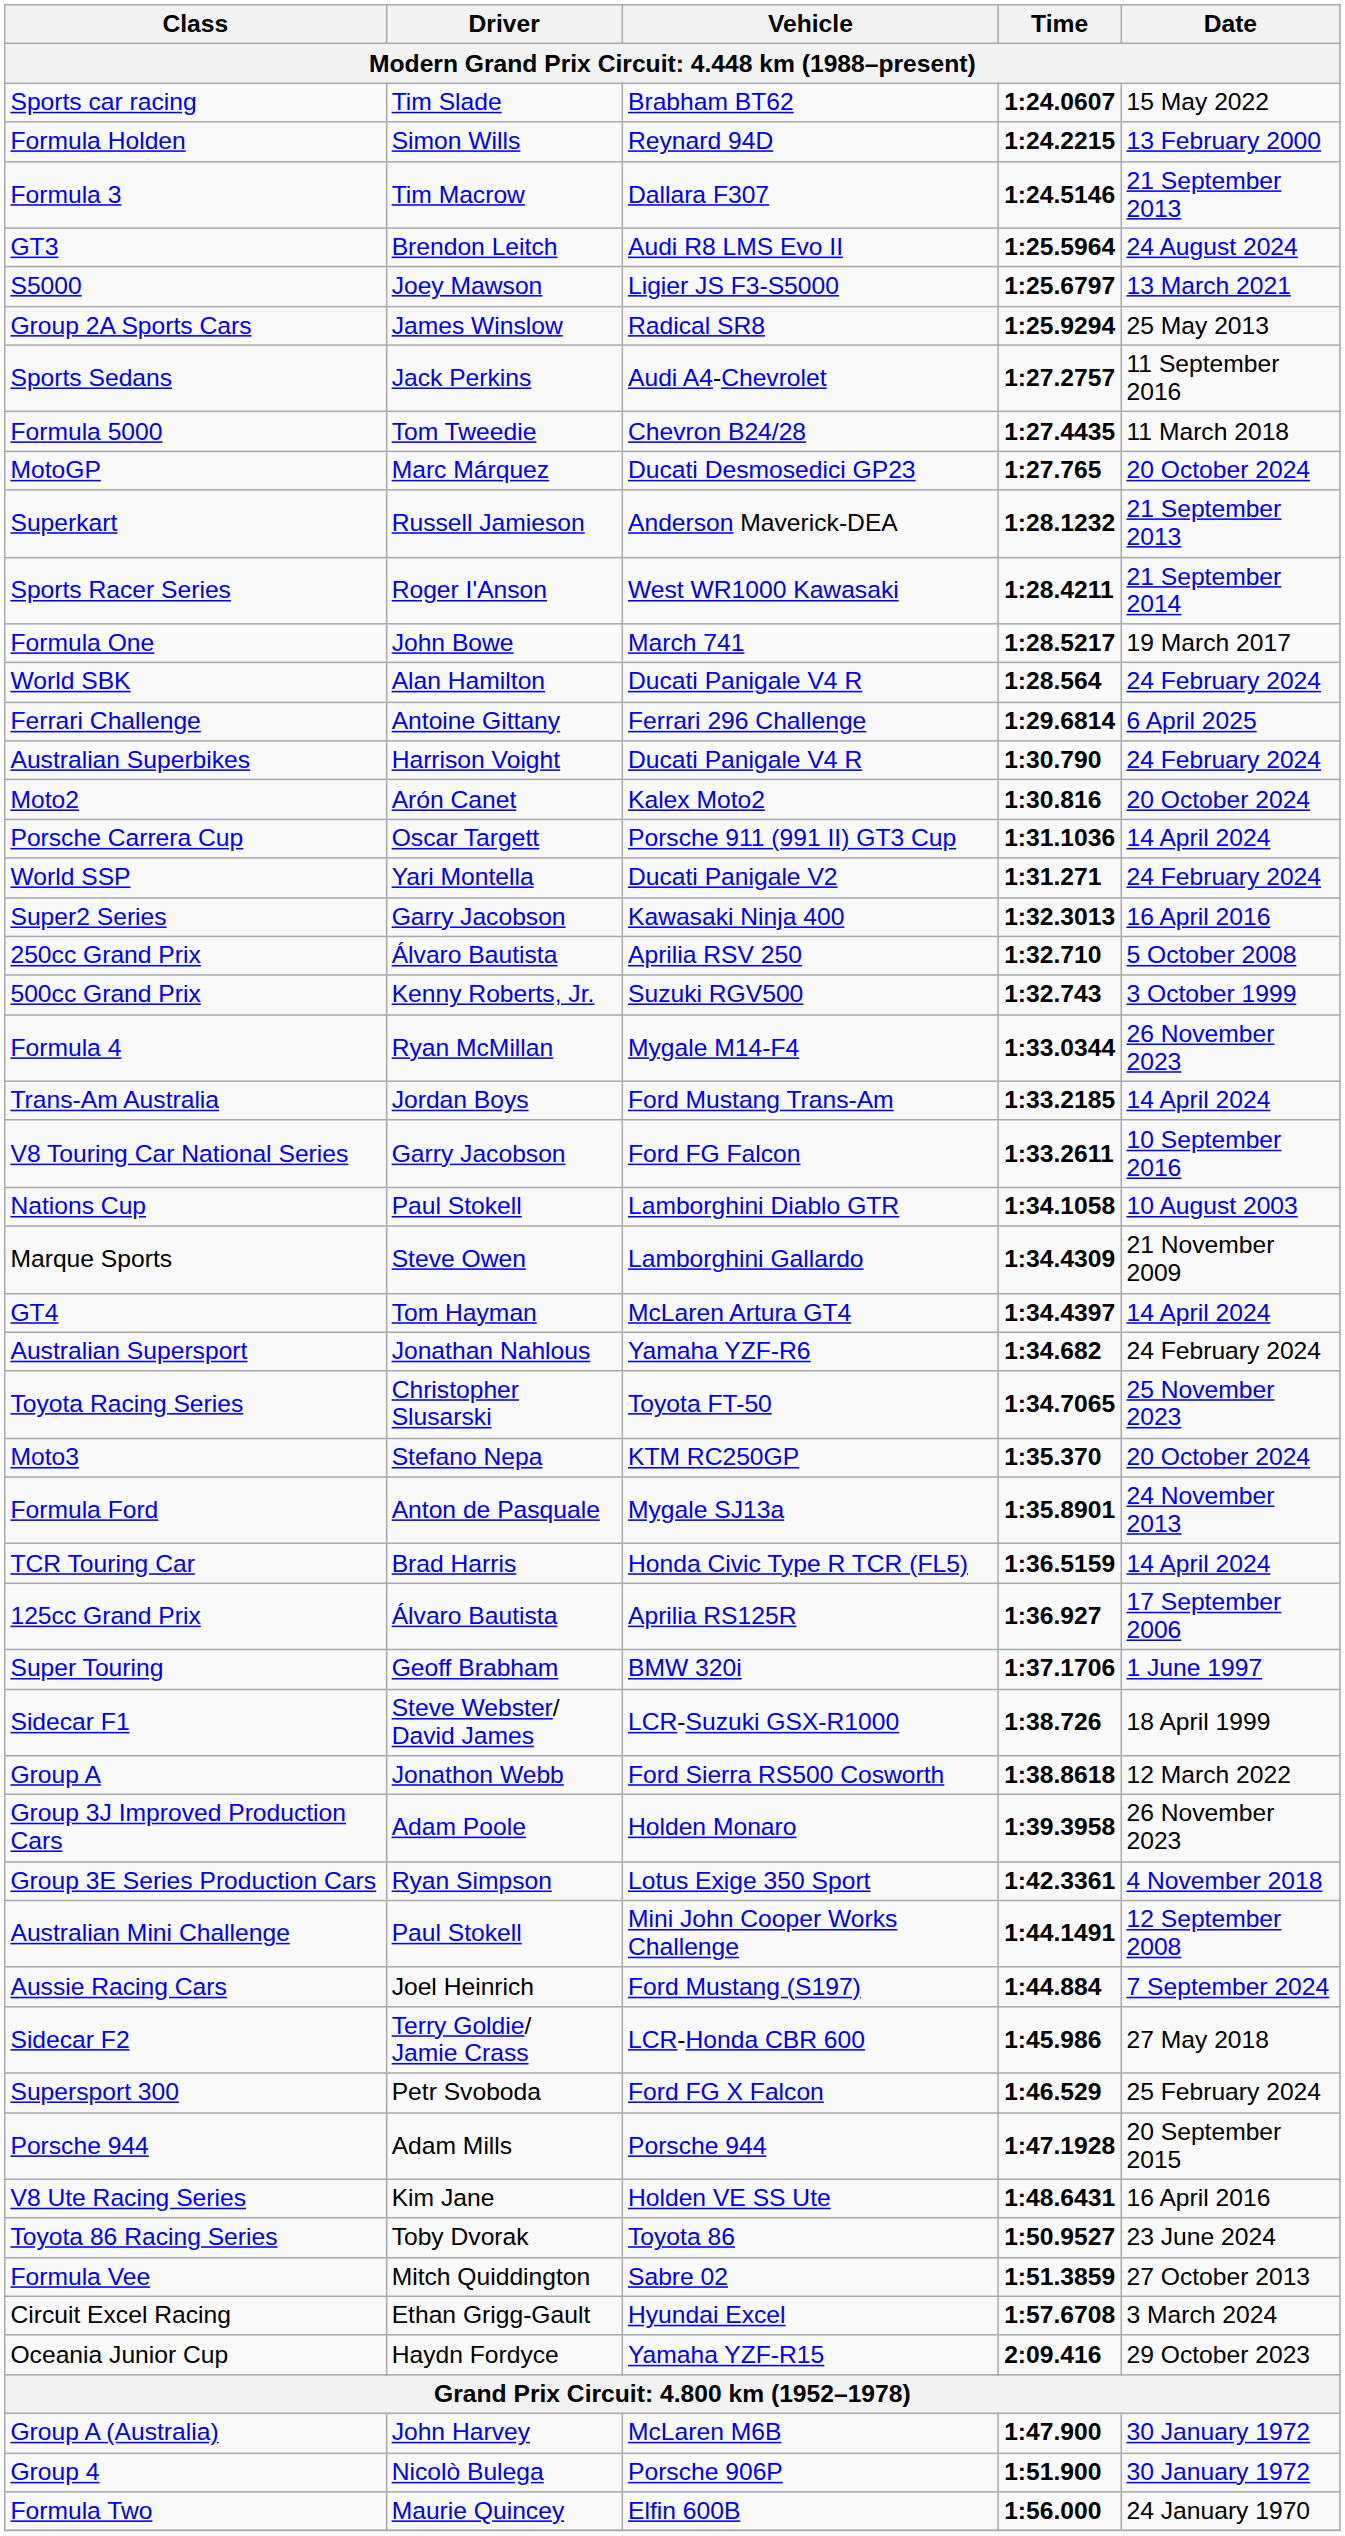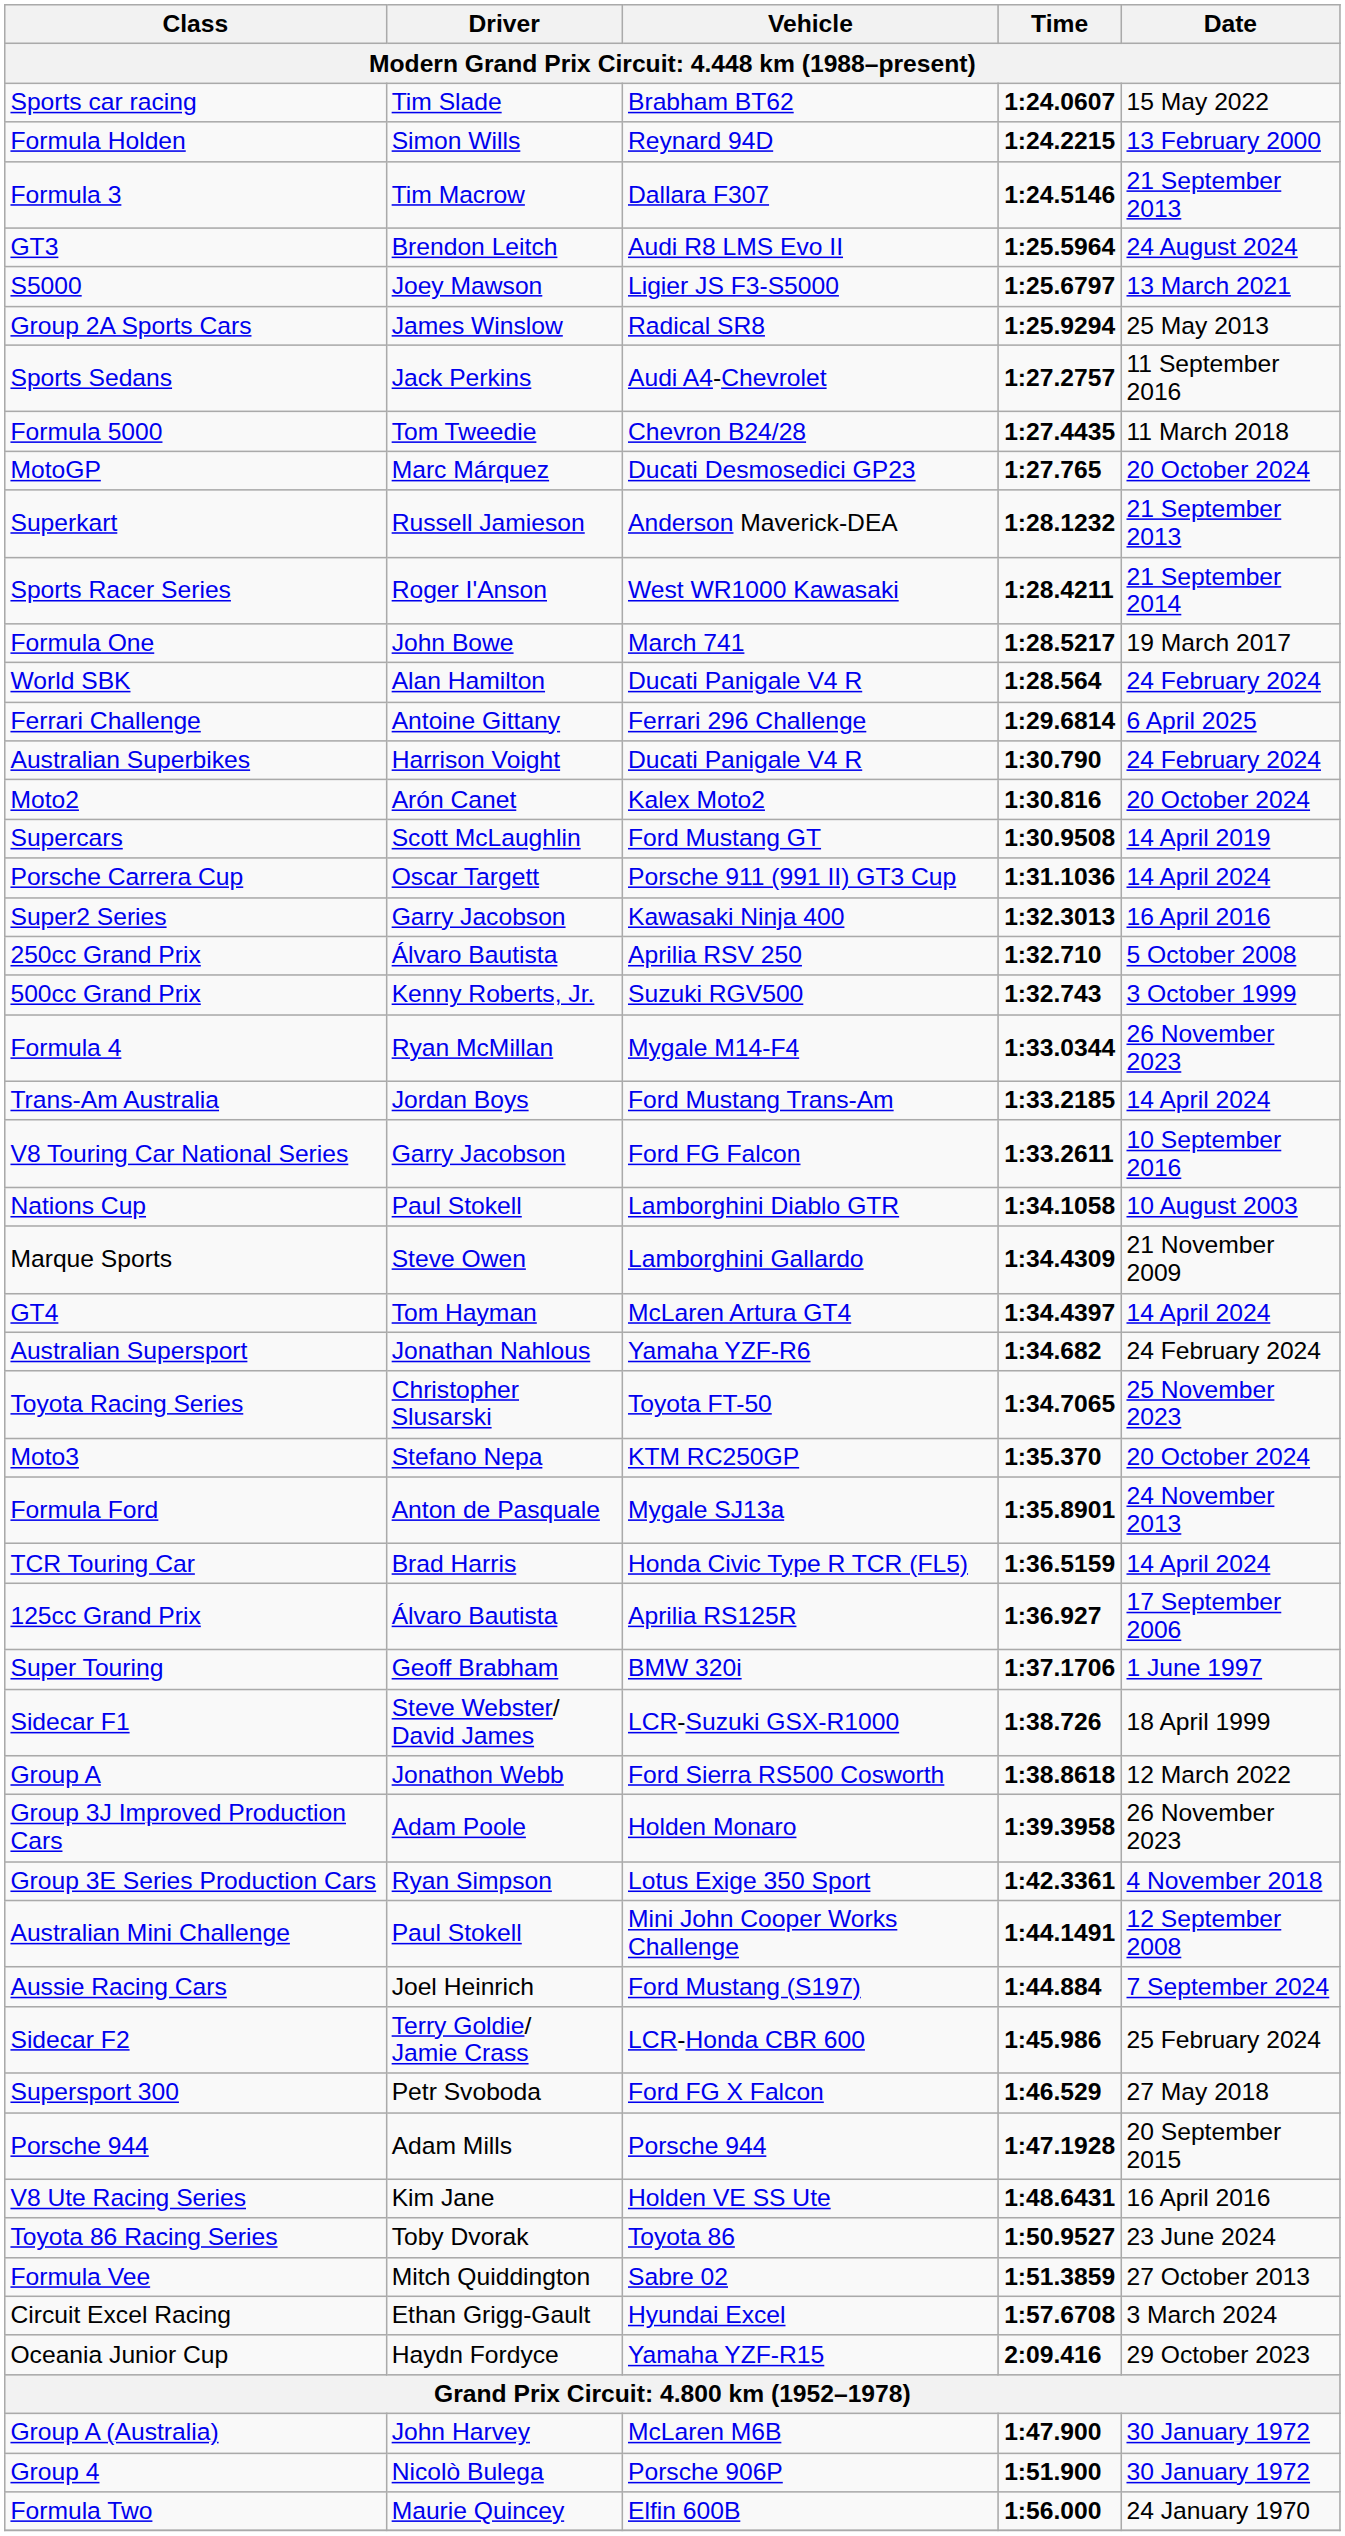+ row: (67, 838)
- row: (70, 877)
(1198, 2039) 27 May 2018 -> (1224, 2039) 25 February 2024
(1224, 2092) 25 February 2024 -> (1198, 2092) 27 May 2018
